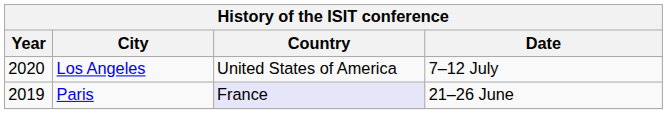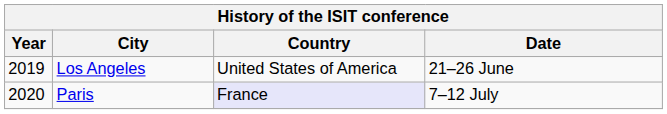(26, 69) 2020 -> (26, 69) 2019
(464, 69) 7–12 July -> (471, 69) 21–26 June
(26, 95) 2019 -> (26, 95) 2020
(471, 95) 21–26 June -> (464, 95) 7–12 July
